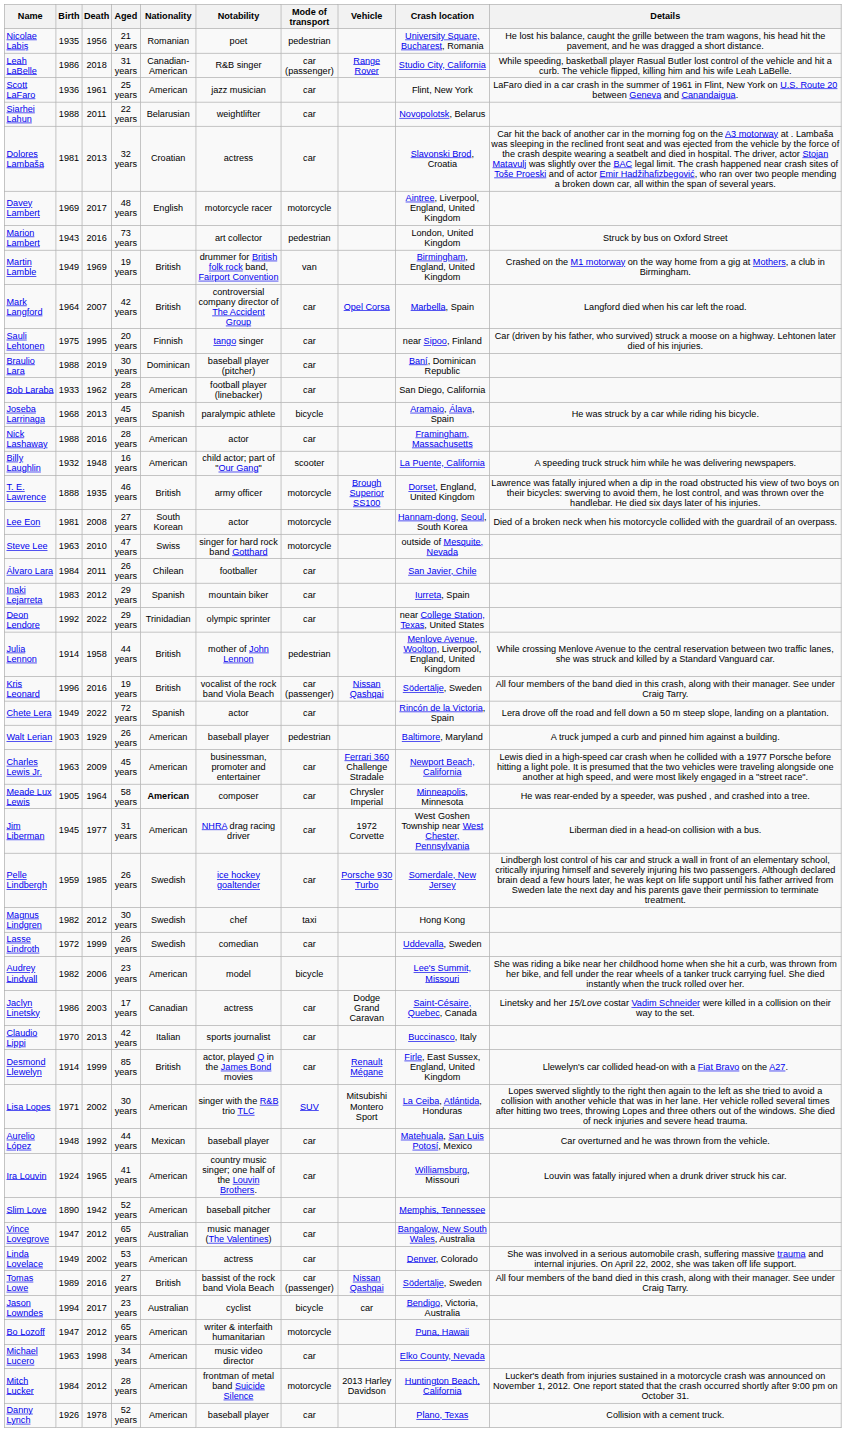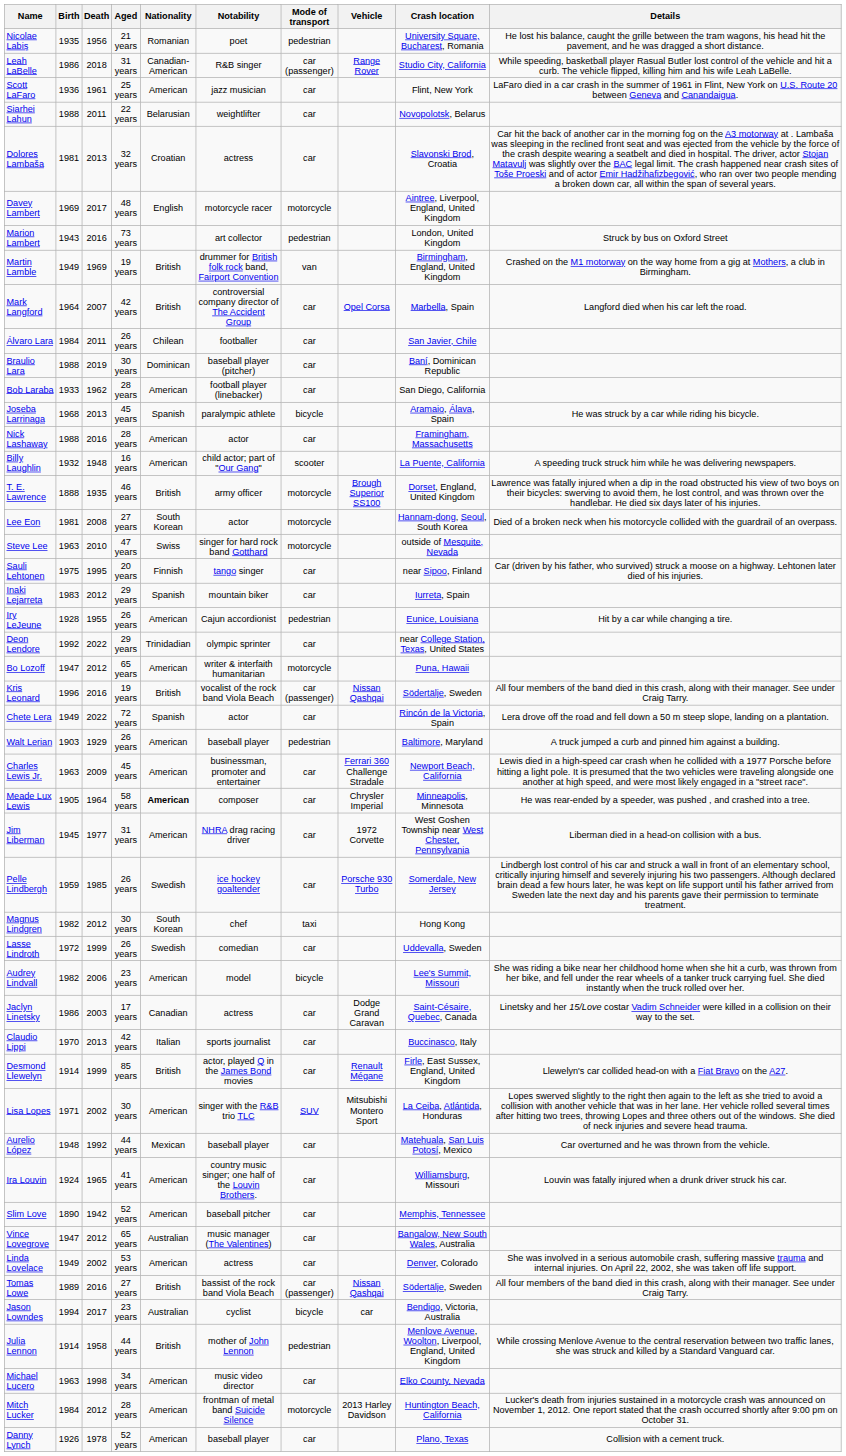rows swapped: (30, 570) <-> (25, 341)
+ row: (24, 619)
rows swapped: (22, 654) <-> (26, 1332)
(168, 919) Swedish -> (168, 924) South Korean
